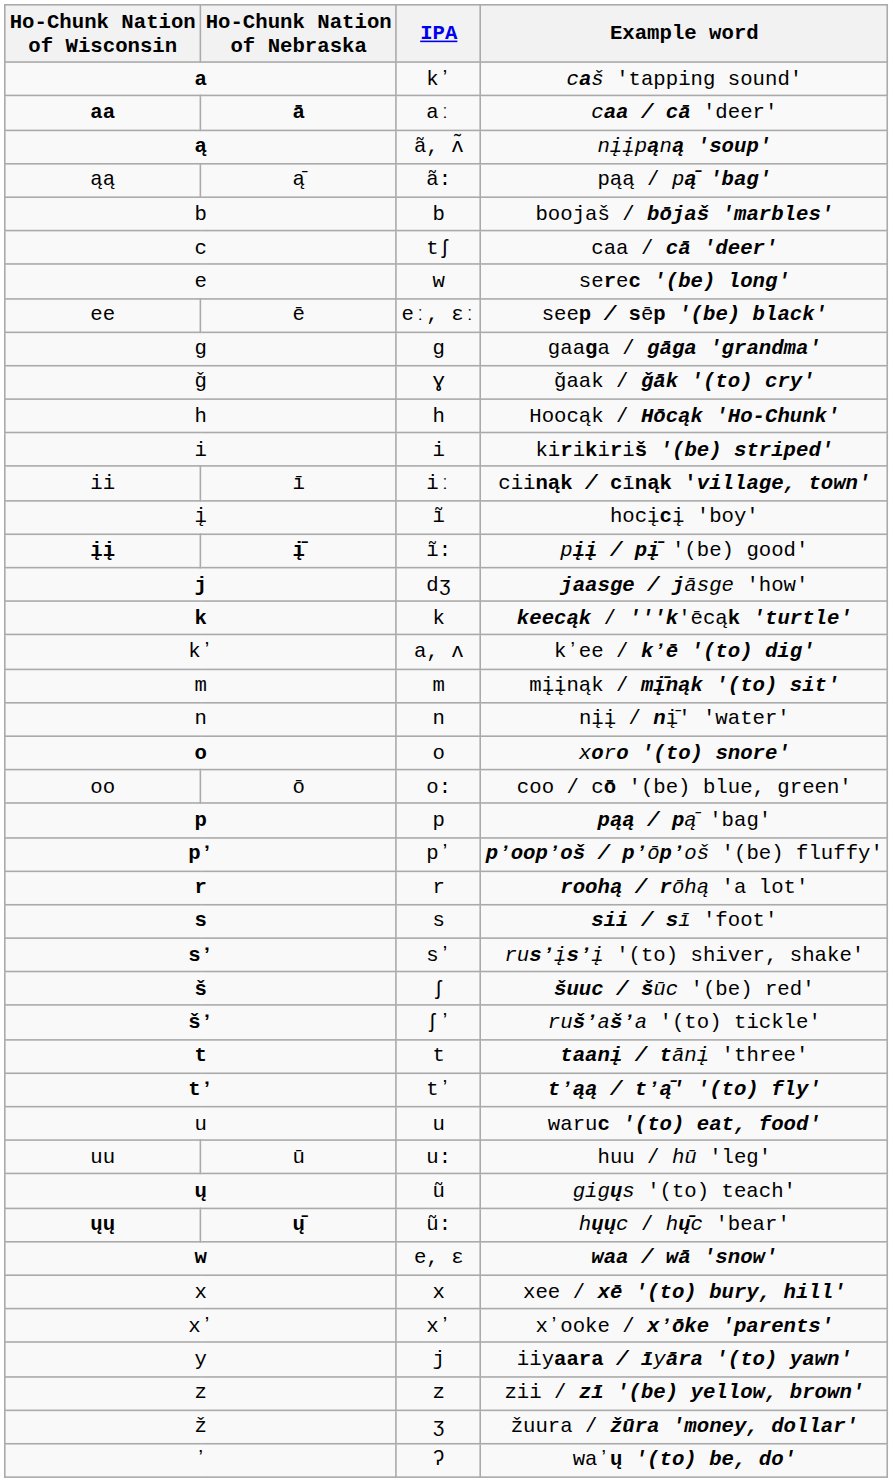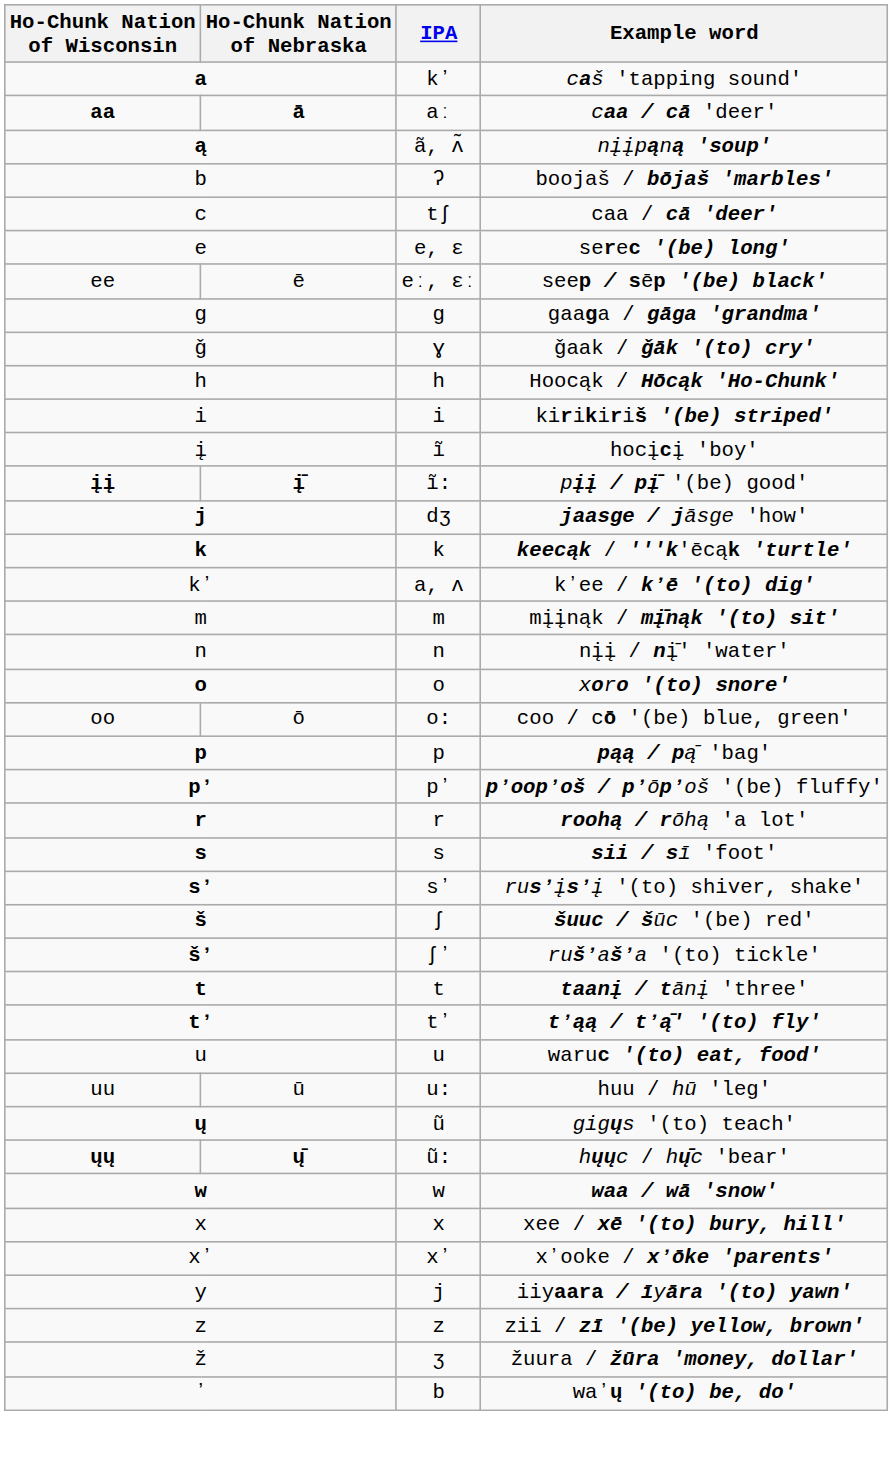- row: (103, 180)
(439, 214) b -> (439, 180) ʔ
(439, 281) w -> (439, 248) e, ɛ
- row: (103, 483)
(439, 1258) e, ɛ -> (439, 1191) w
(439, 1460) ʔ -> (439, 1393) b
